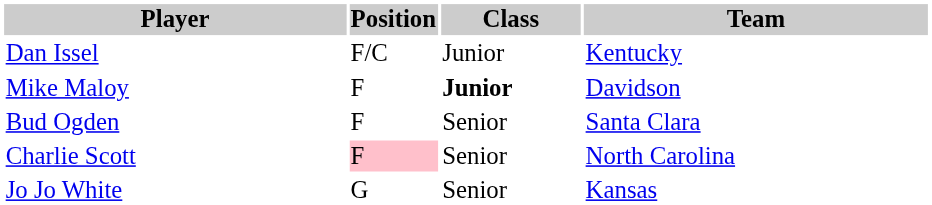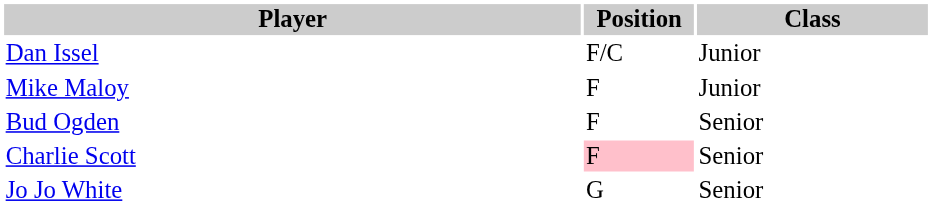- column: (756, 19)
(477, 87) bold -> (730, 87) normal
